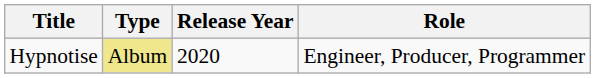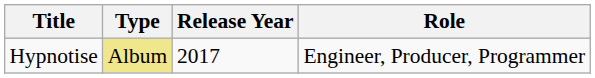(199, 55) 2020 -> (199, 55) 2017
